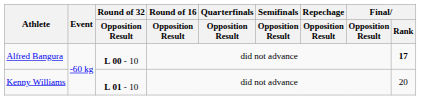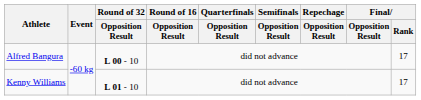(403, 56) bold -> (403, 56) normal
(403, 82) 20 -> (403, 82) 17
